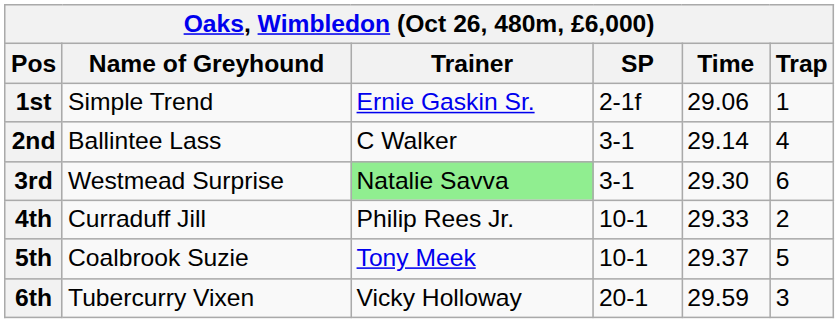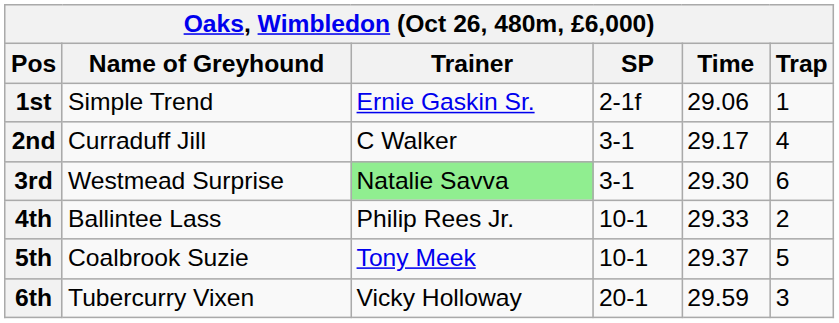(145, 141) Ballintee Lass -> (137, 141) Curraduff Jill
(718, 141) 29.14 -> (718, 141) 29.17
(137, 219) Curraduff Jill -> (145, 219) Ballintee Lass
